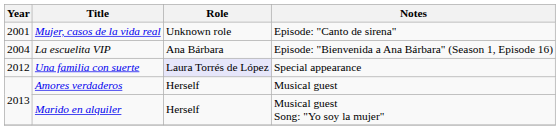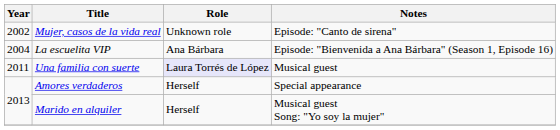(18, 31) 2001 -> (18, 31) 2002
(18, 67) 2012 -> (18, 67) 2011
(318, 67) Special appearance -> (306, 67) Musical guest
(306, 85) Musical guest -> (318, 85) Special appearance
